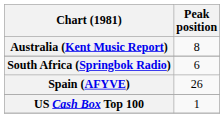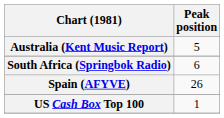(197, 46) 8 -> (197, 46) 5
